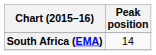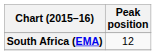(128, 41) 14 -> (128, 41) 12
